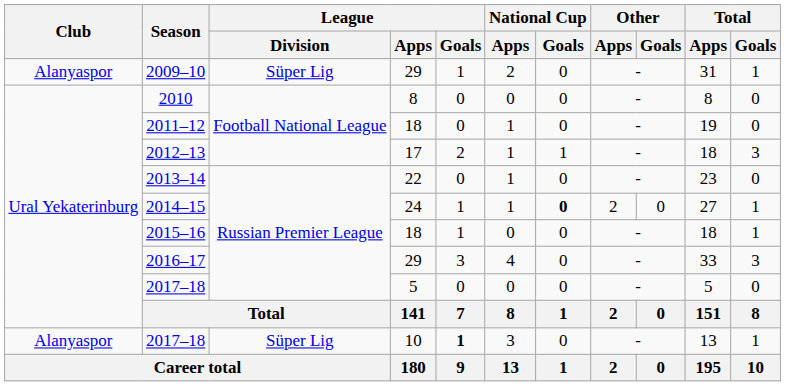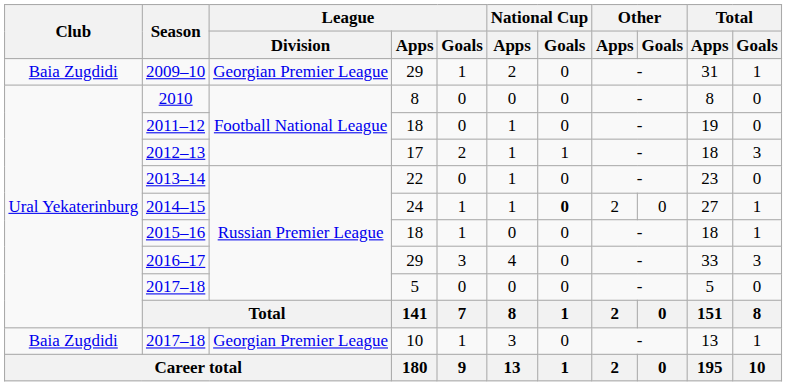(73, 71) Alanyaspor -> (73, 71) Baia Zugdidi
(300, 71) Süper Lig -> (301, 71) Georgian Premier League
(73, 340) Alanyaspor -> (73, 340) Baia Zugdidi
(300, 340) Süper Lig -> (301, 340) Georgian Premier League
(461, 340) bold -> (462, 340) normal
